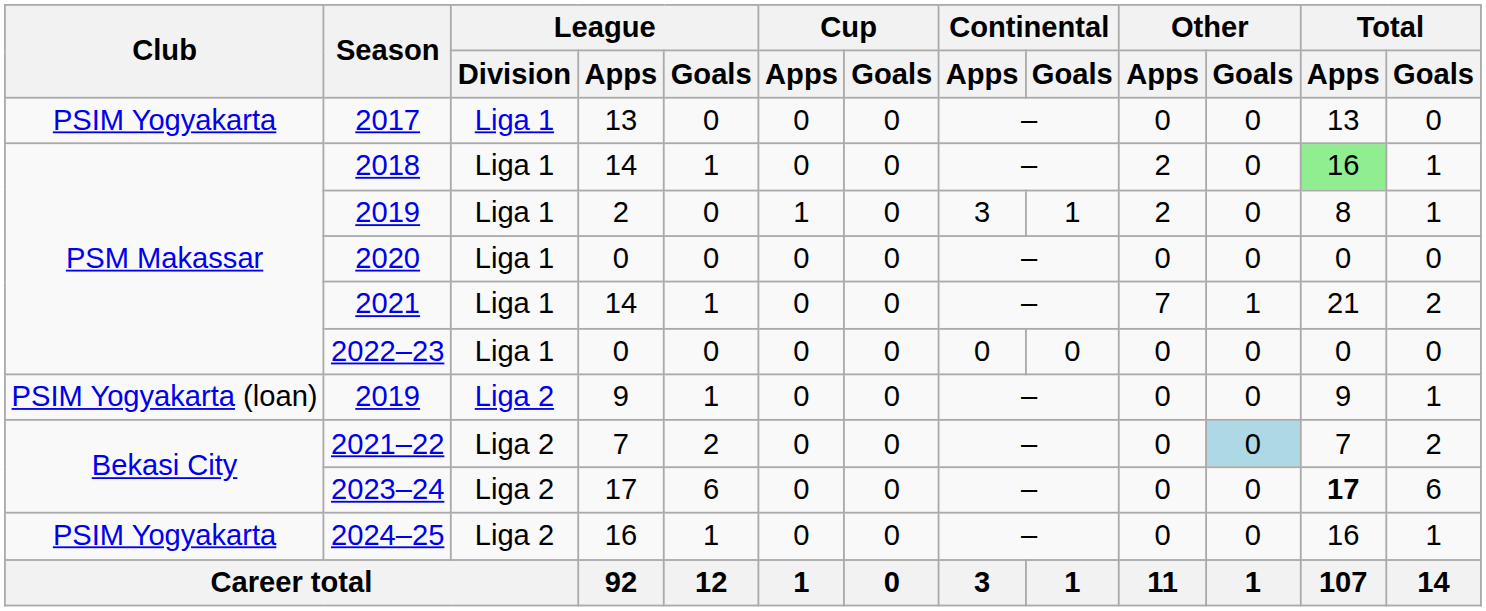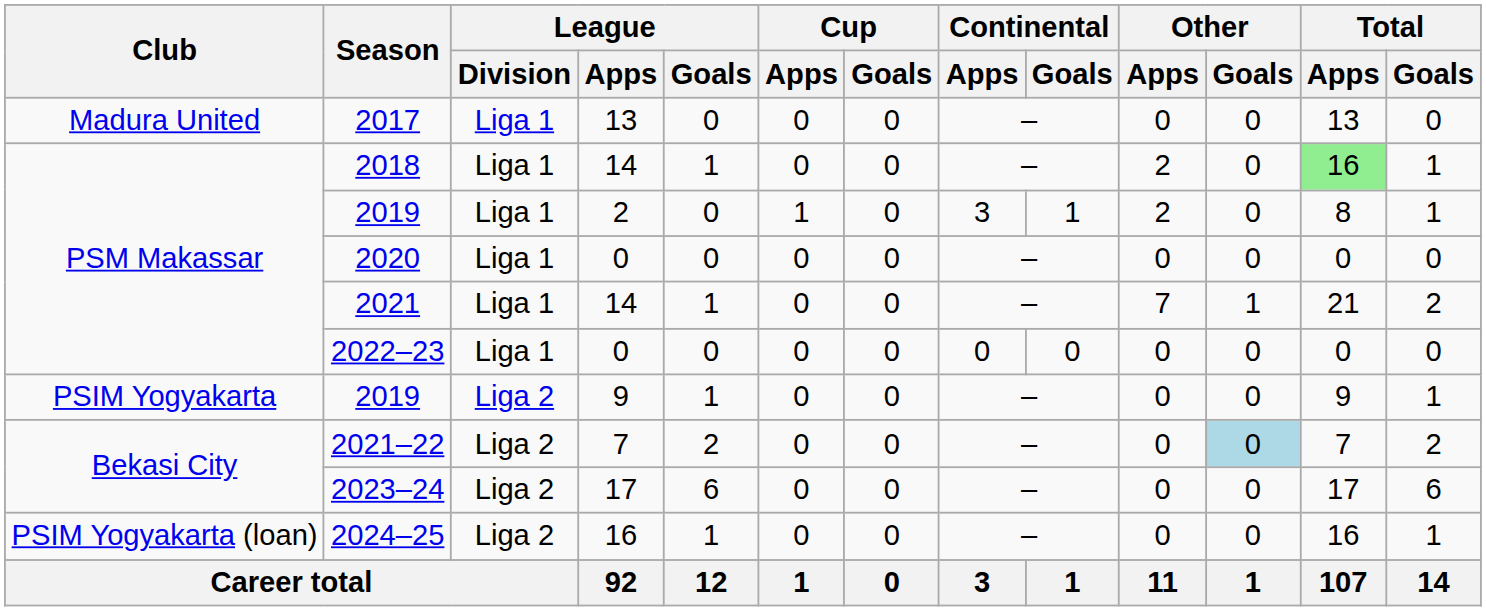(165, 119) PSIM Yogyakarta -> (165, 119) Madura United
(165, 397) PSIM Yogyakarta (loan) -> (165, 397) PSIM Yogyakarta
(1343, 489) bold -> (1343, 489) normal
(165, 535) PSIM Yogyakarta -> (165, 535) PSIM Yogyakarta (loan)
